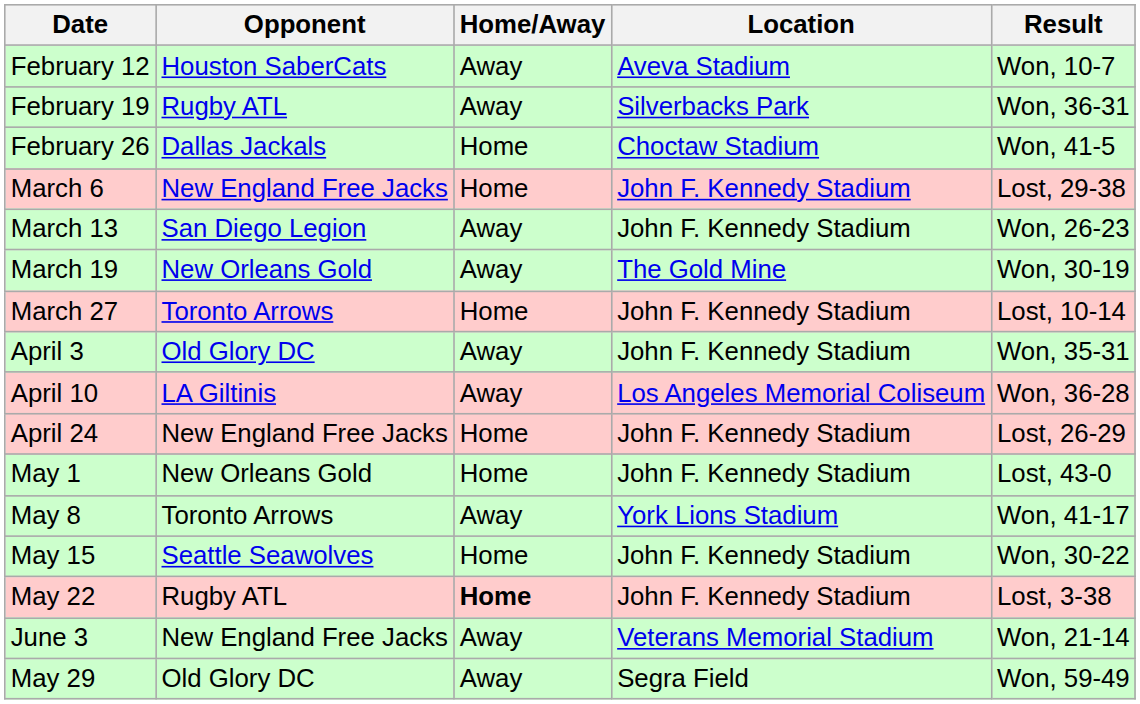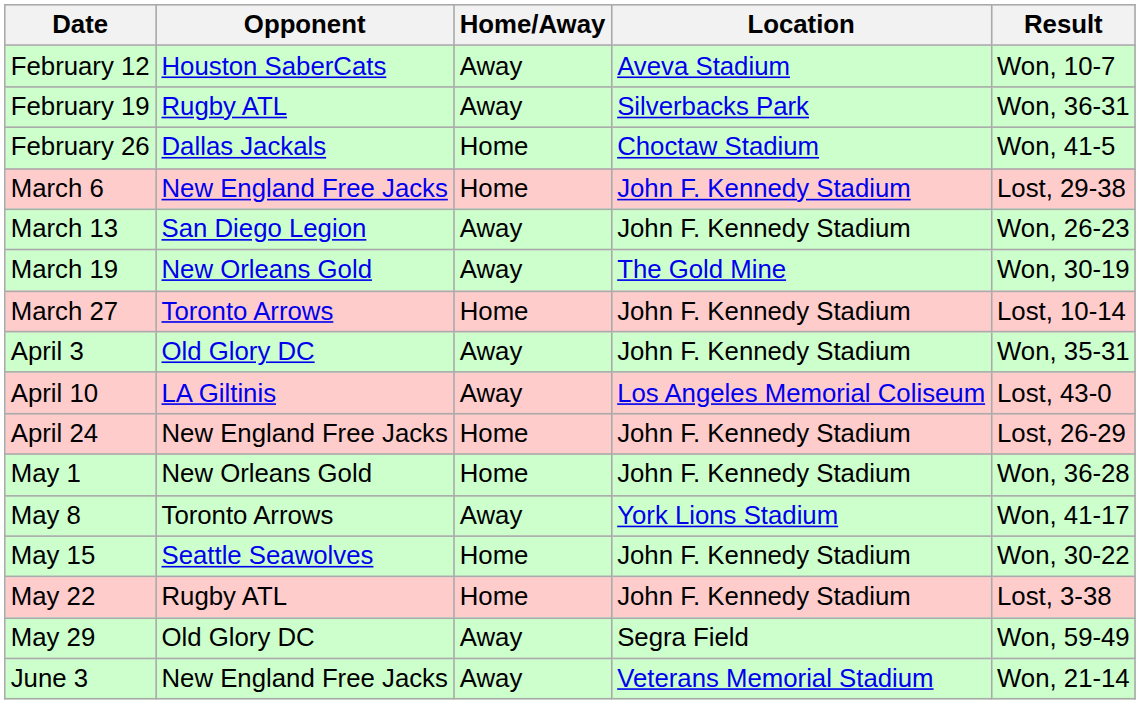(1063, 392) Won, 36-28 -> (1054, 392) Lost, 43-0
(1054, 474) Lost, 43-0 -> (1063, 474) Won, 36-28
(496, 596) bold -> (494, 596) normal
rows swapped: (53, 678) <-> (49, 637)
